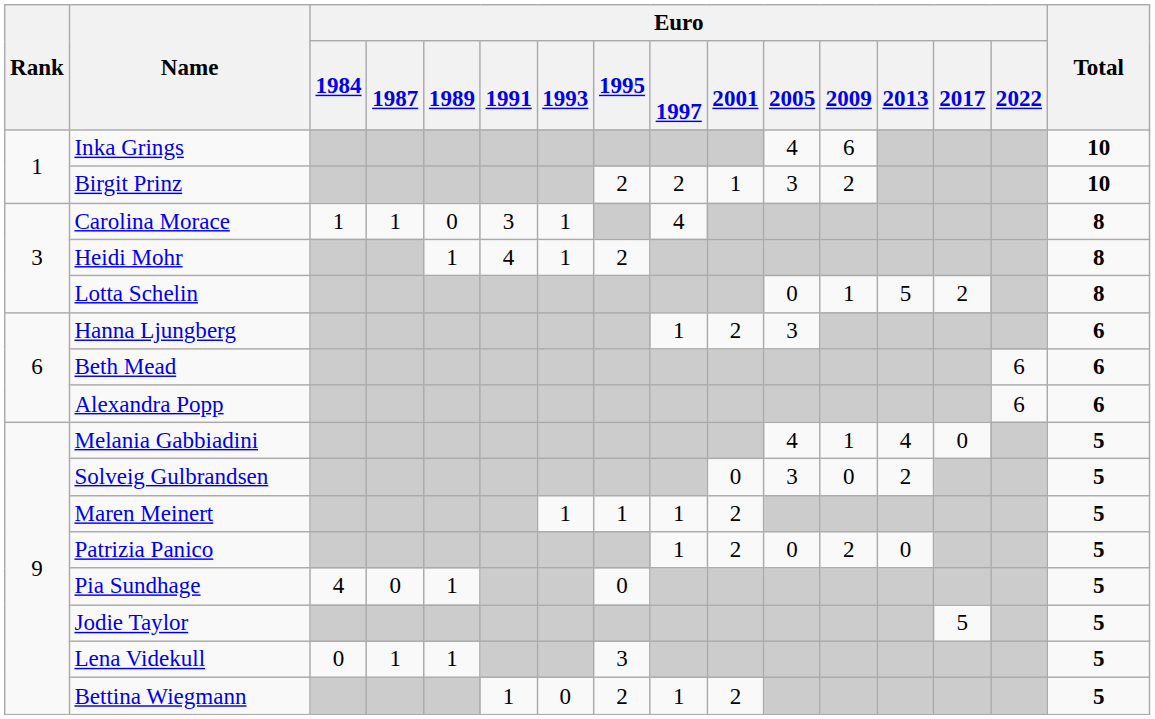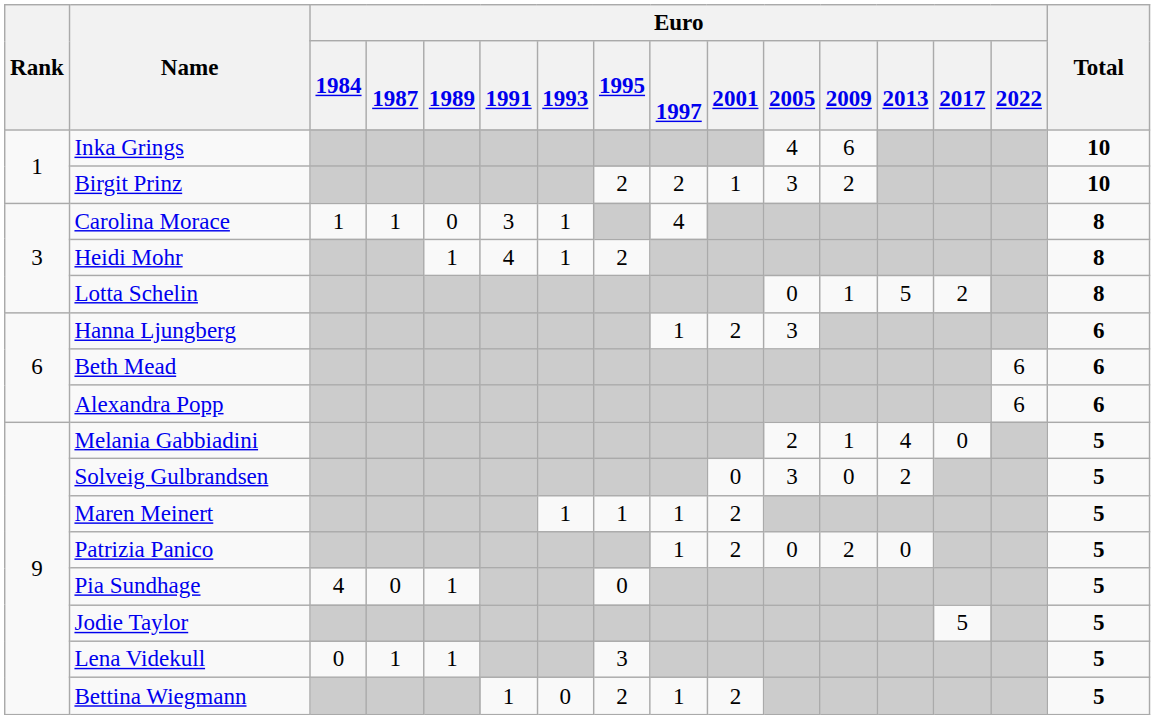(792, 440) 4 -> (792, 440) 2
